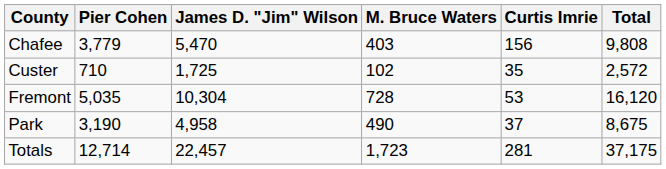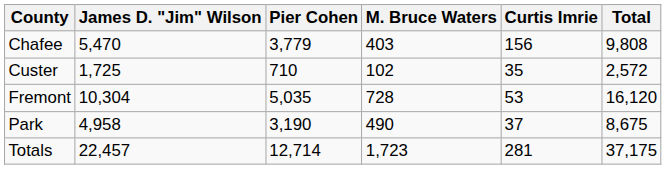columns swapped: (267, 17) <-> (123, 17)
